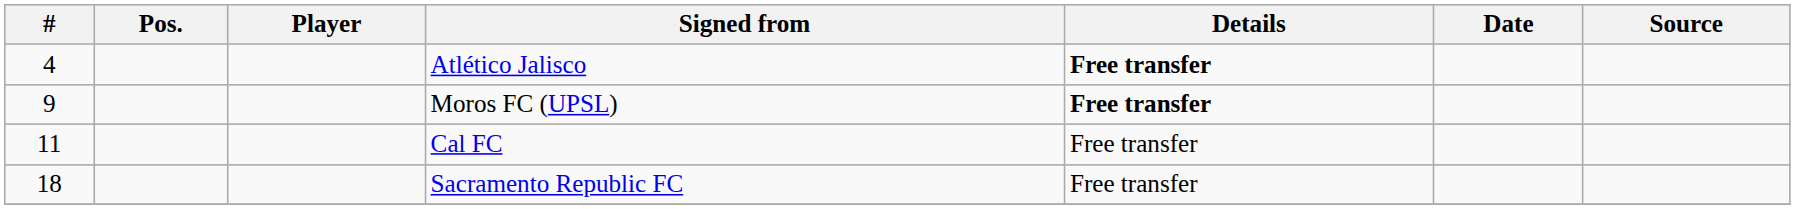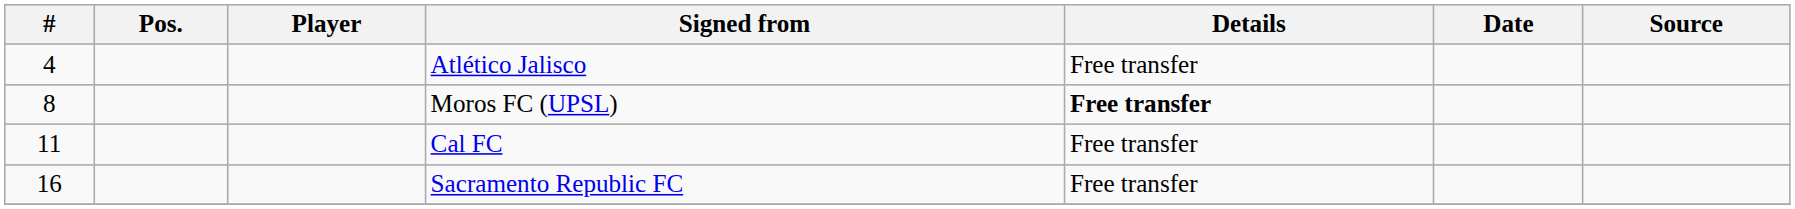(1140, 64) bold -> (1134, 64) normal
(49, 104) 9 -> (49, 104) 8
(49, 183) 18 -> (49, 183) 16
